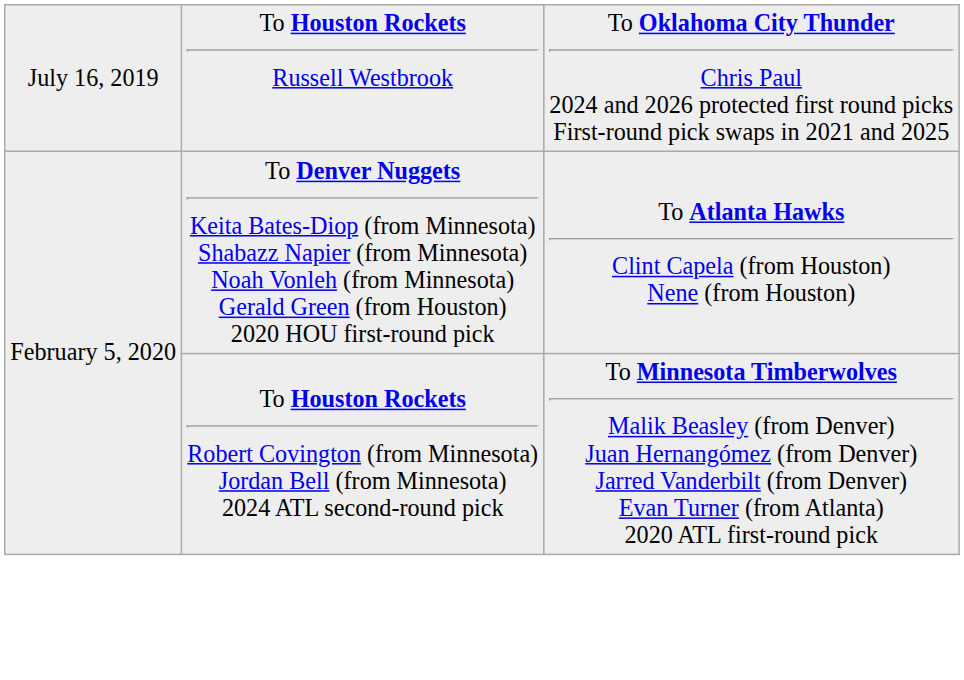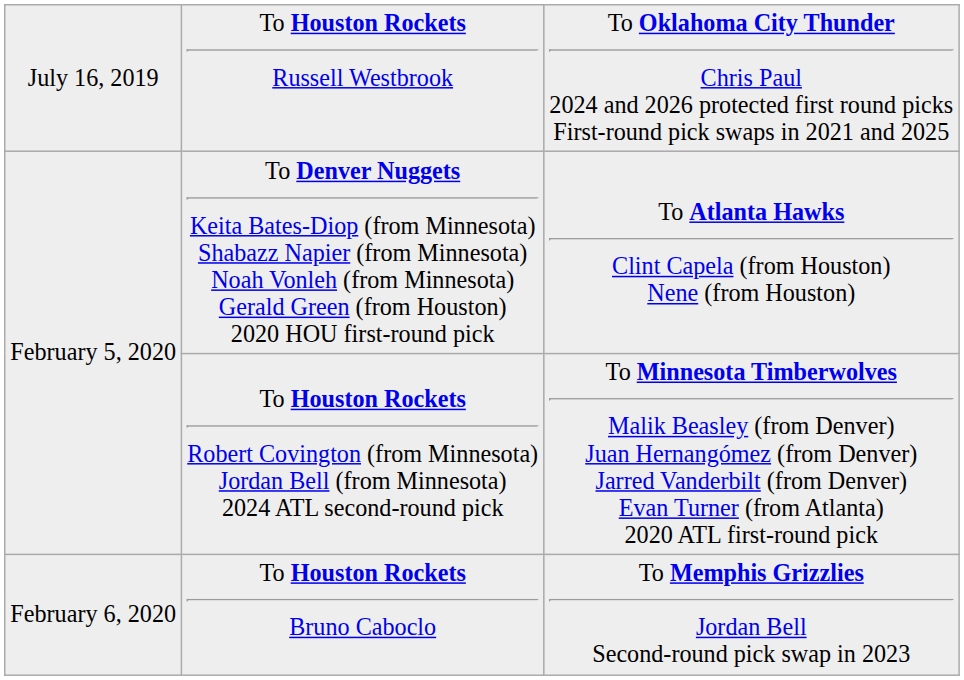+ row: (363, 600)
